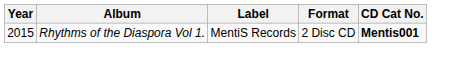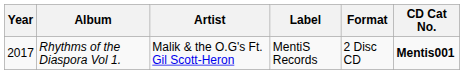+ column: (210, 20)
(20, 33) 2015 -> (20, 53) 2017
